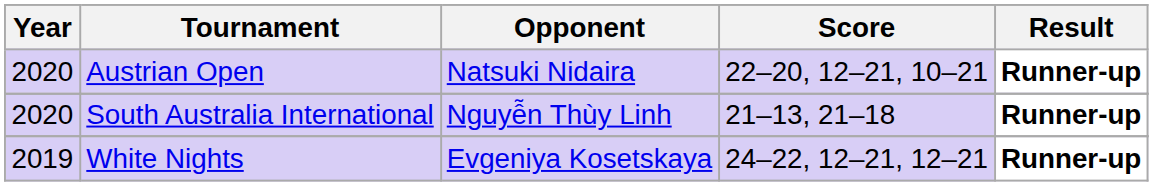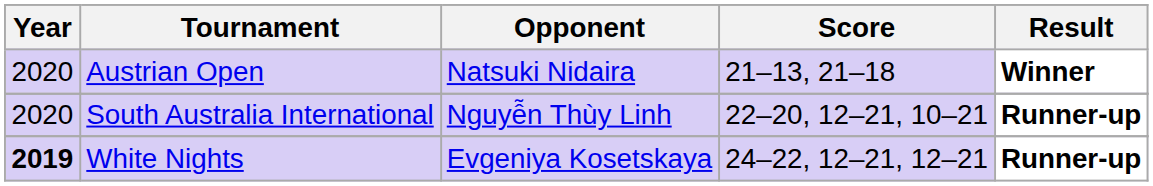(857, 71) 22–20, 12–21, 10–21 -> (810, 71) 21–13, 21–18
(1071, 71) Runner-up -> (1048, 71) Winner
(810, 115) 21–13, 21–18 -> (857, 115) 22–20, 12–21, 10–21
(42, 159) normal -> (42, 159) bold
